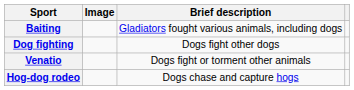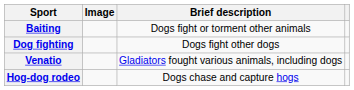(231, 28) Gladiators fought various animals, including dogs -> (231, 28) Dogs fight or torment other animals
(231, 61) Dogs fight or torment other animals -> (231, 61) Gladiators fought various animals, including dogs
